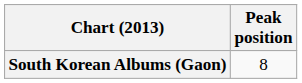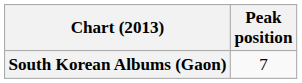(263, 64) 8 -> (263, 64) 7
